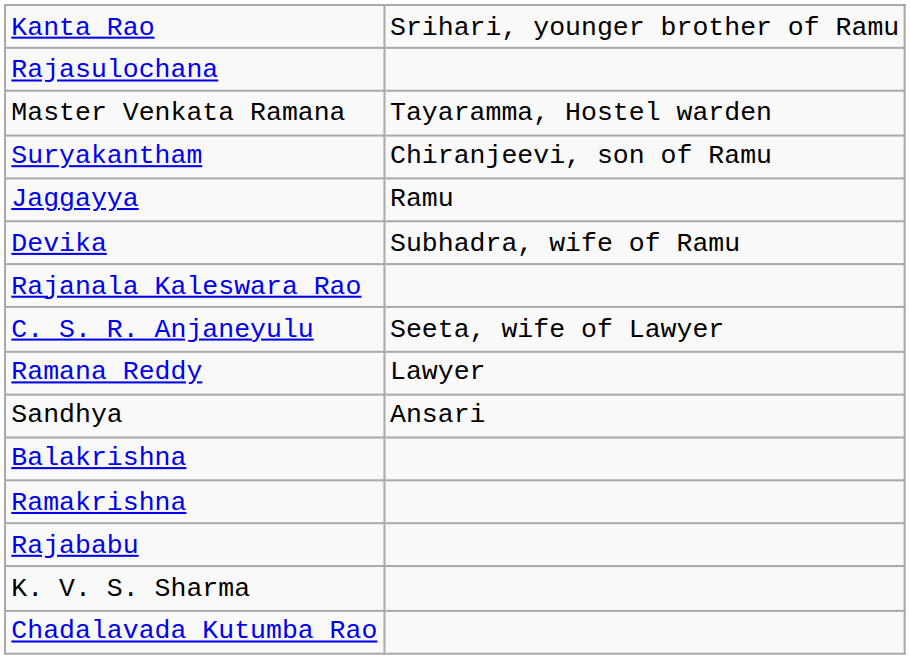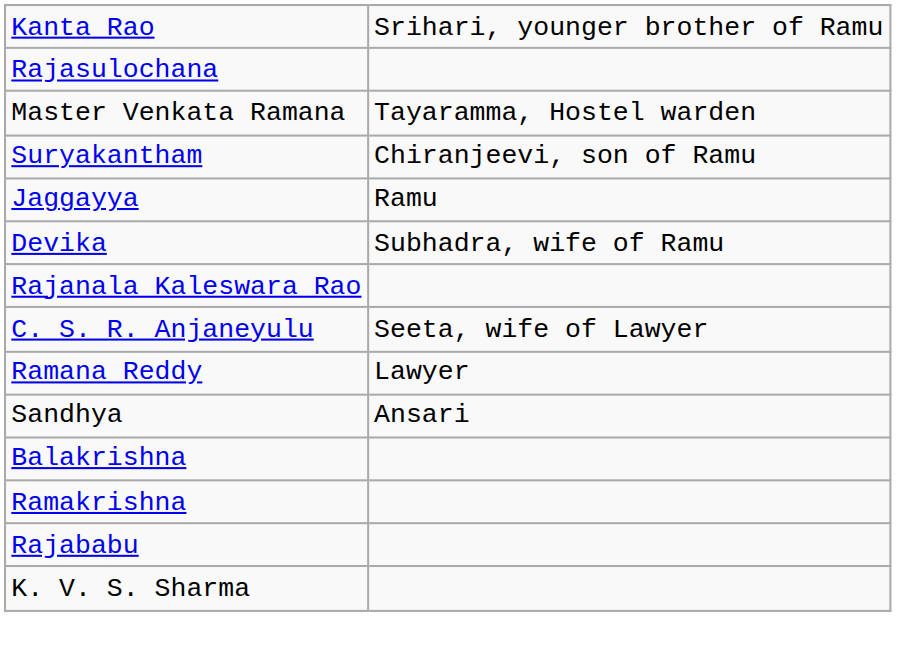- row: (194, 632)
